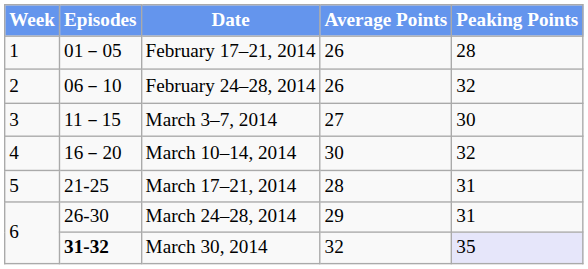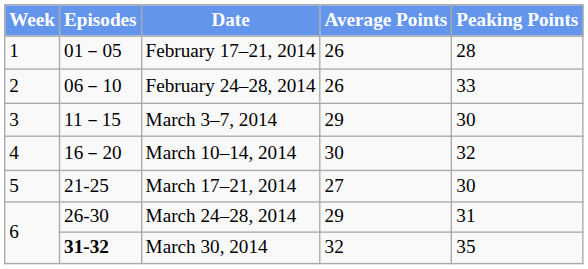(466, 85) 32 -> (466, 85) 33
(334, 119) 27 -> (334, 119) 29
(334, 185) 28 -> (334, 185) 27
(466, 185) 31 -> (466, 185) 30
(466, 247) lavender background -> (466, 247) no background
